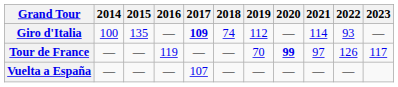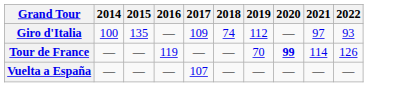- column: (378, 14)
(199, 33) bold -> (199, 33) normal
(318, 33) 114 -> (318, 33) 97
(318, 52) 97 -> (318, 52) 114
